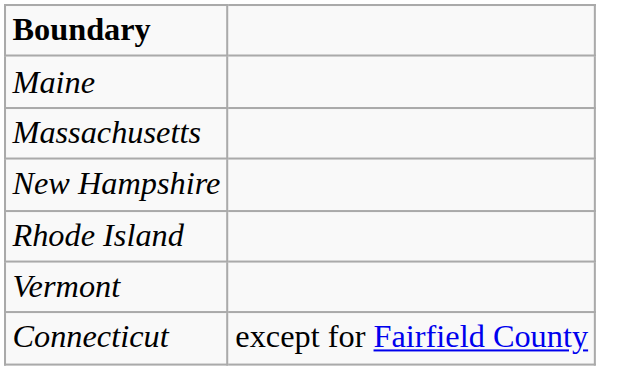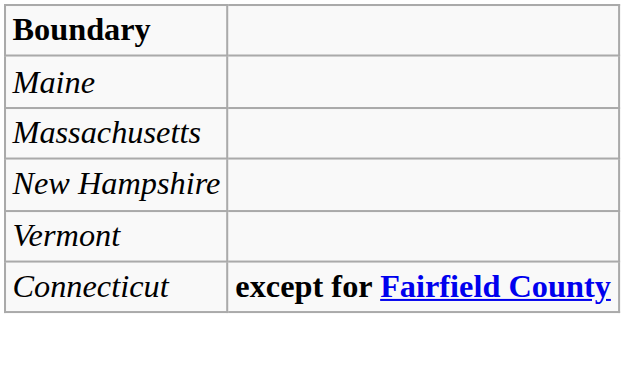- row: (98, 235)
(412, 337) normal -> (423, 286) bold
